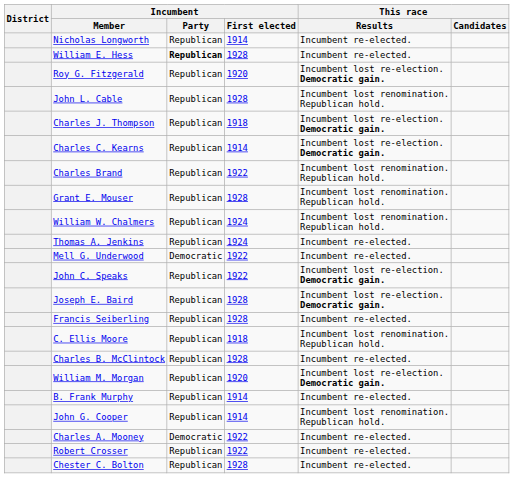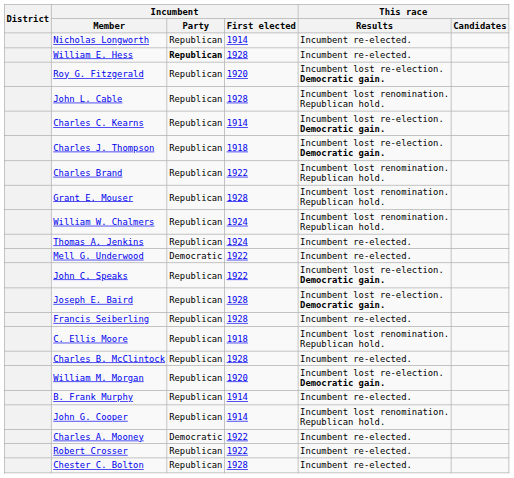rows swapped: (104, 123) <-> (98, 148)
